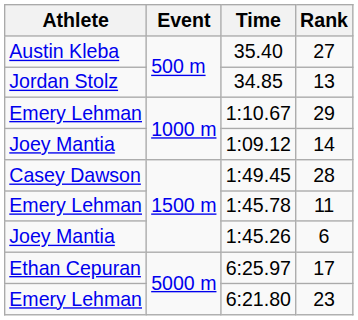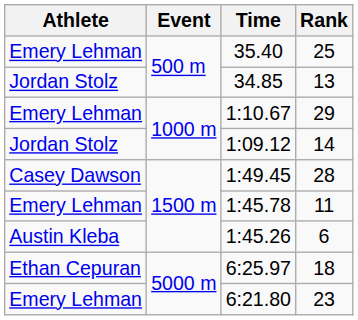(64, 51) Austin Kleba -> (76, 51) Emery Lehman
(324, 51) 27 -> (324, 51) 25
(62, 144) Joey Mantia -> (64, 144) Jordan Stolz
(62, 237) Joey Mantia -> (64, 237) Austin Kleba
(324, 268) 17 -> (324, 268) 18
